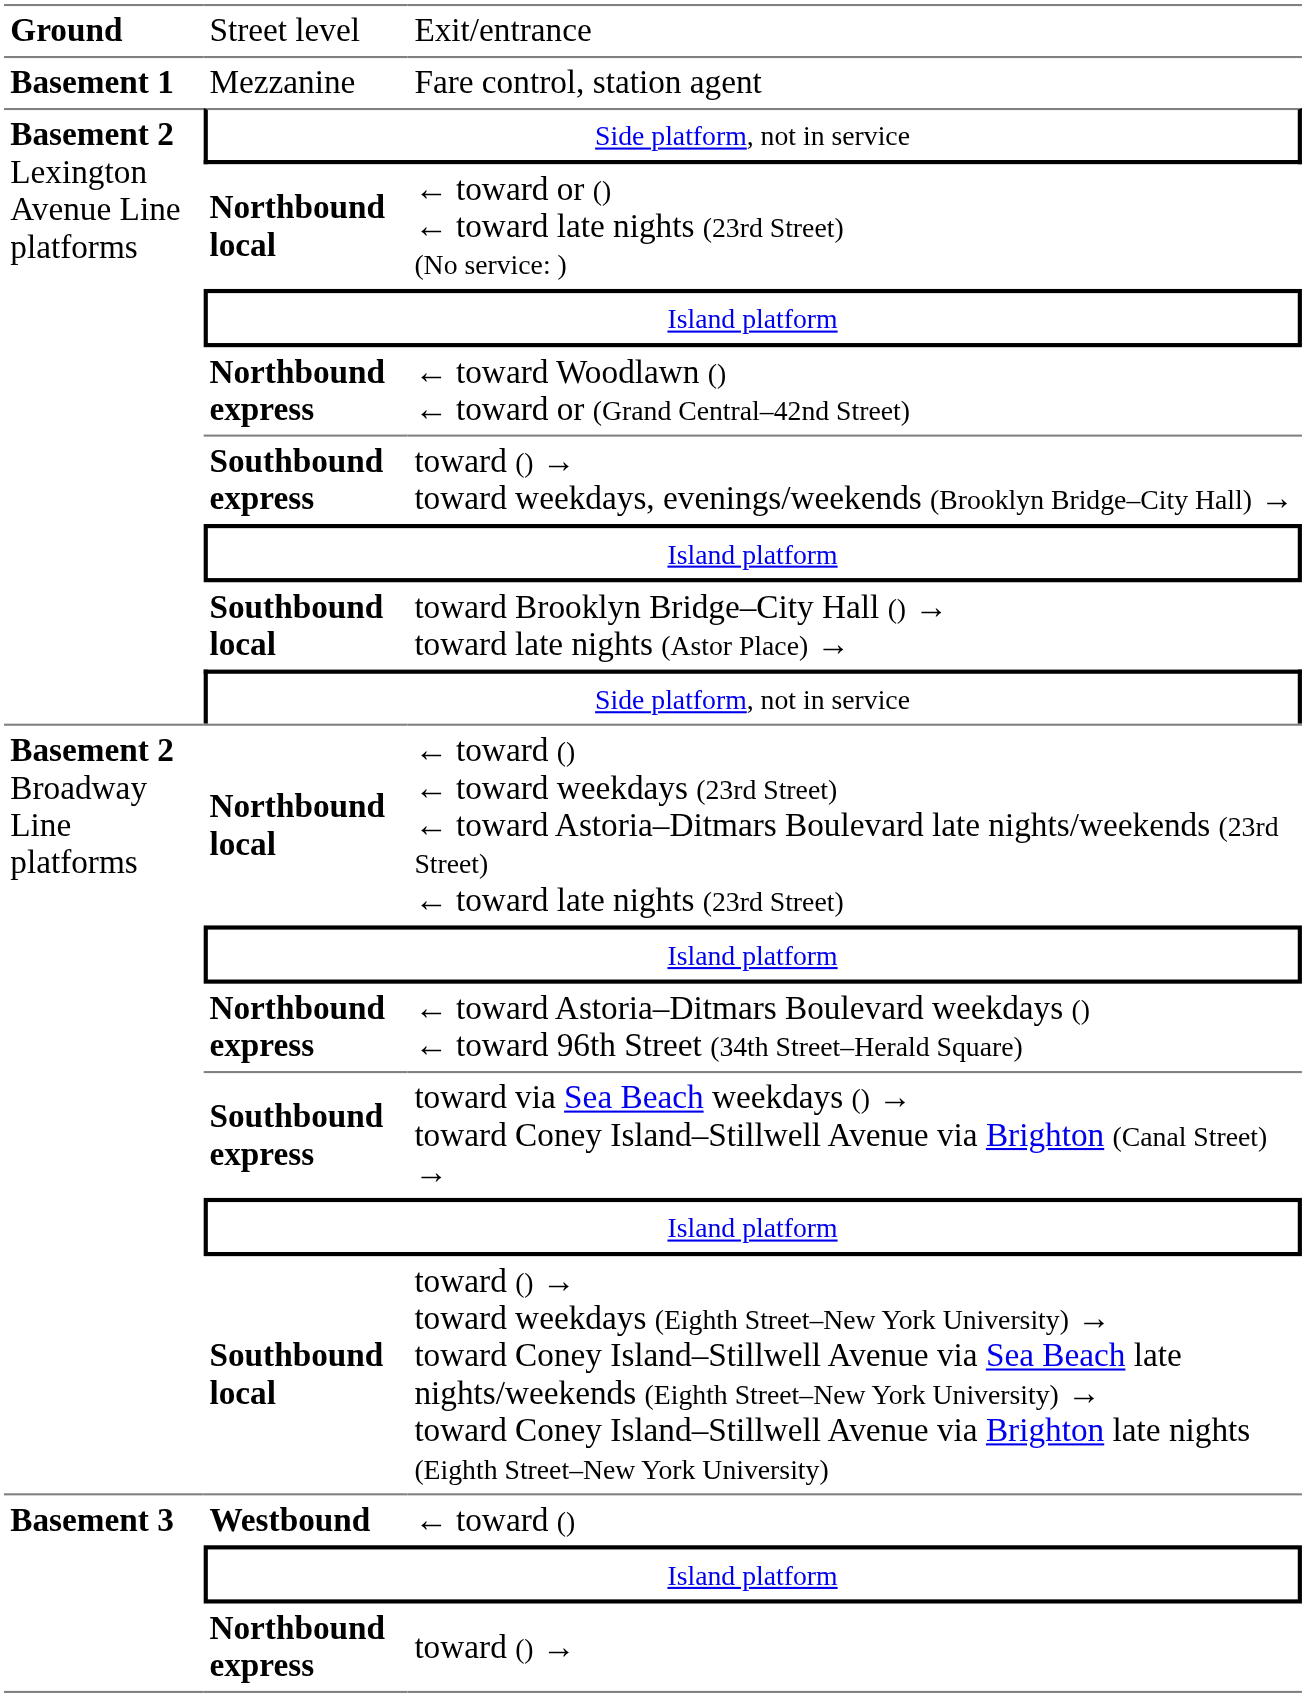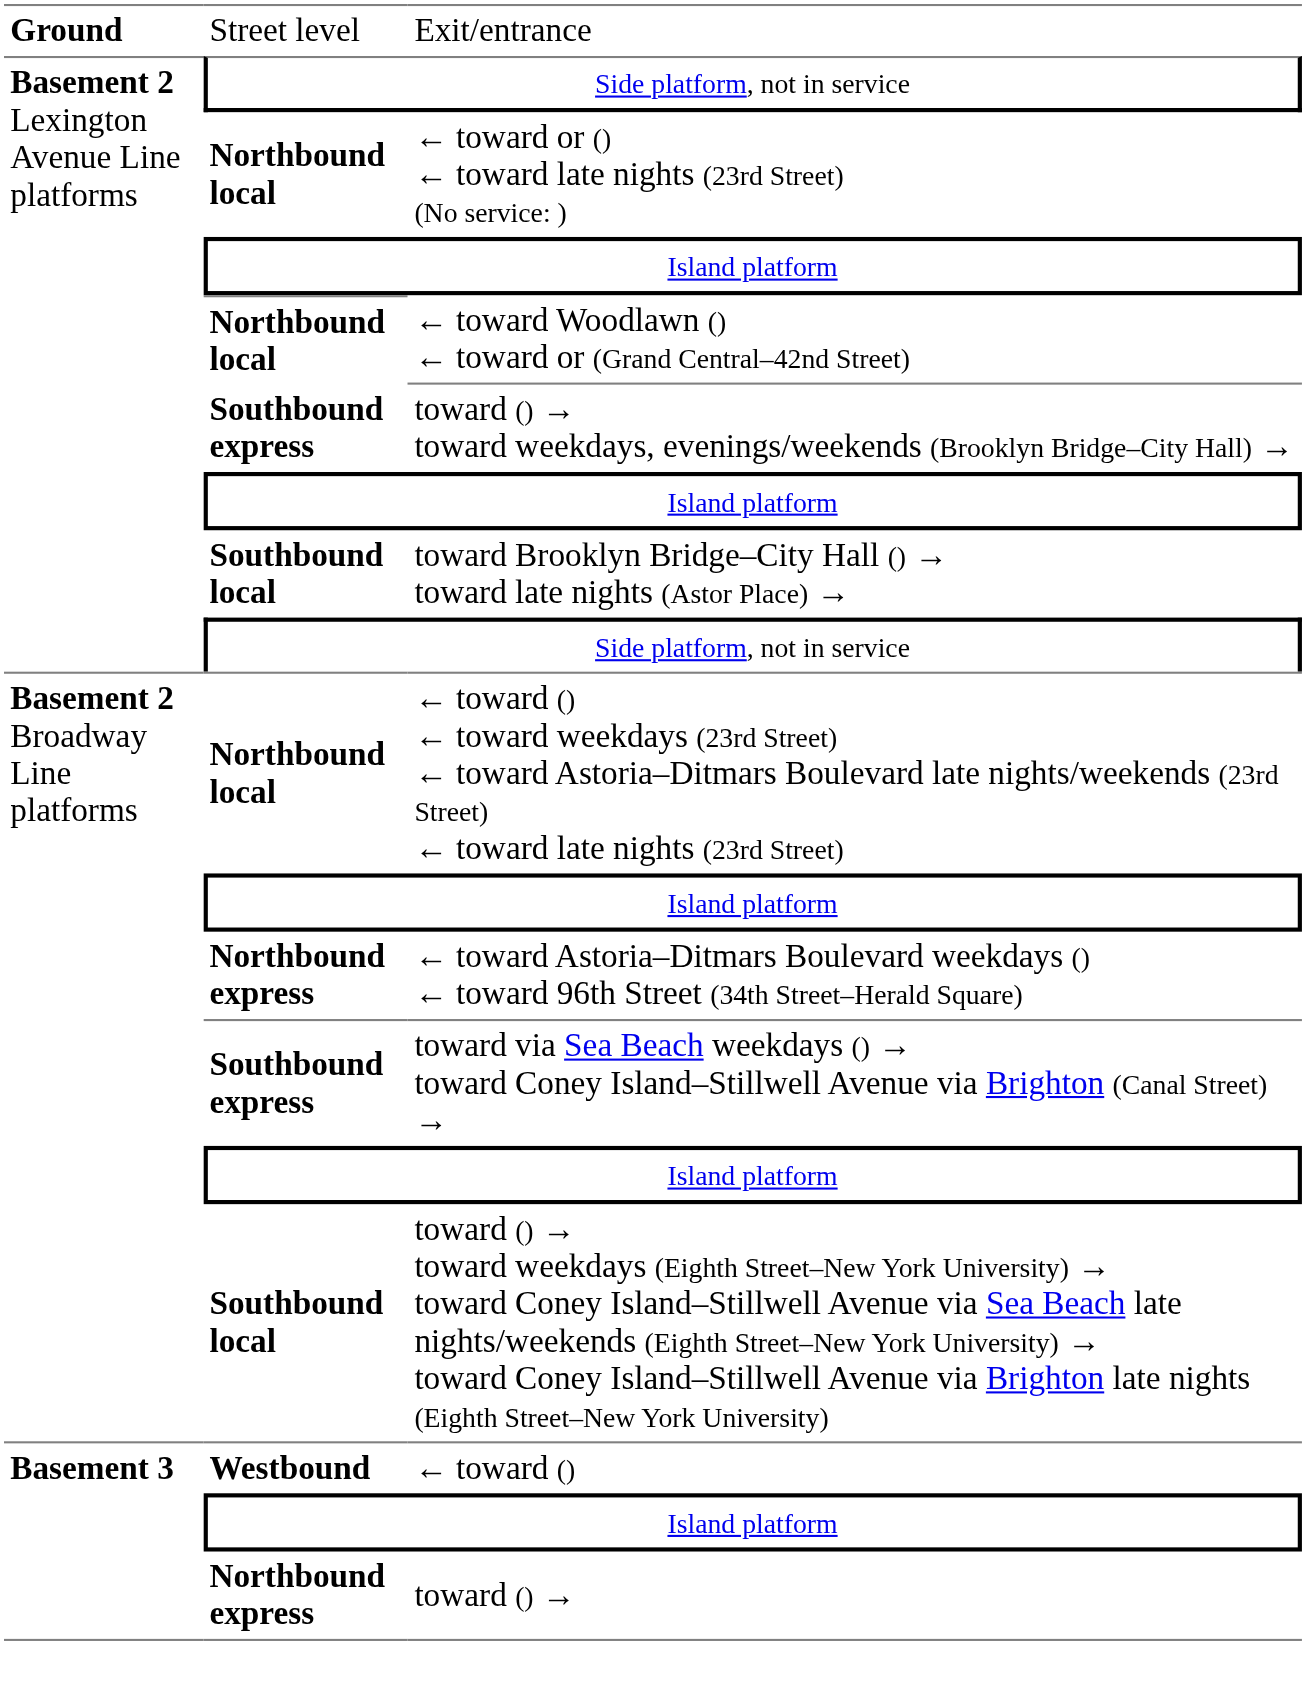- row: (92, 82)
(297, 390) Northbound express -> (297, 340) Northbound local
